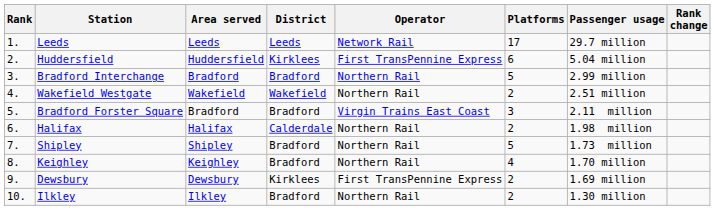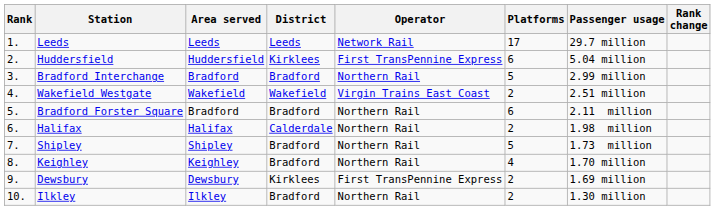(379, 94) Northern Rail -> (414, 94) Virgin Trains East Coast
(414, 111) Virgin Trains East Coast -> (379, 111) Northern Rail
(511, 111) 3 -> (511, 111) 6
